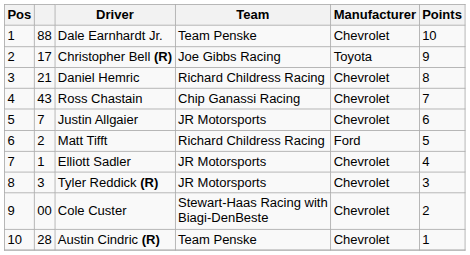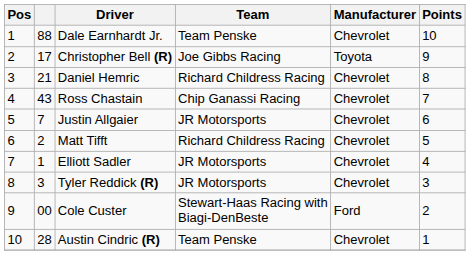(347, 140) Ford -> (362, 140) Chevrolet
(362, 210) Chevrolet -> (347, 210) Ford
